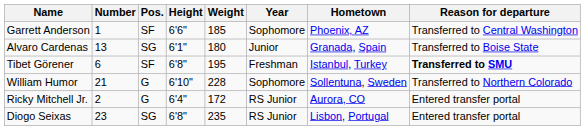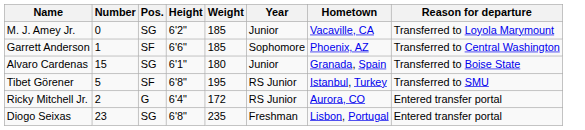+ row: (41, 30)
(101, 47) 13 -> (101, 64) 15
(98, 64) 6 -> (98, 82) 5
(273, 64) Freshman -> (273, 82) RS Junior
(462, 64) bold -> (441, 82) normal
- row: (42, 82)
(273, 116) RS Junior -> (273, 116) Freshman
